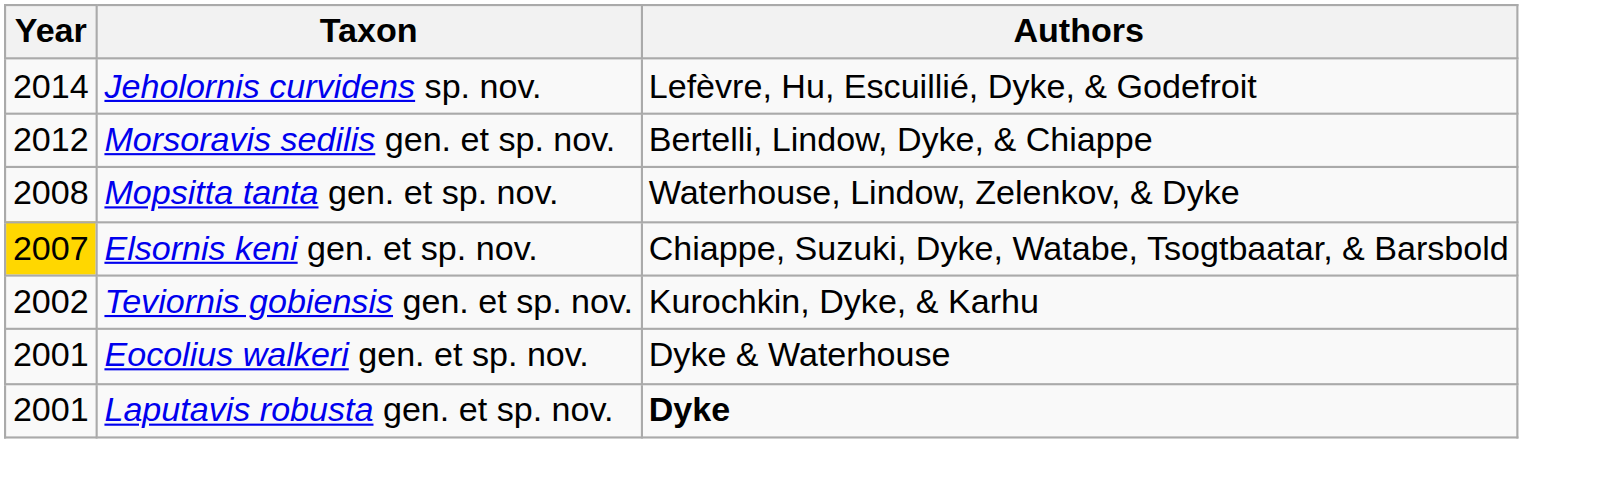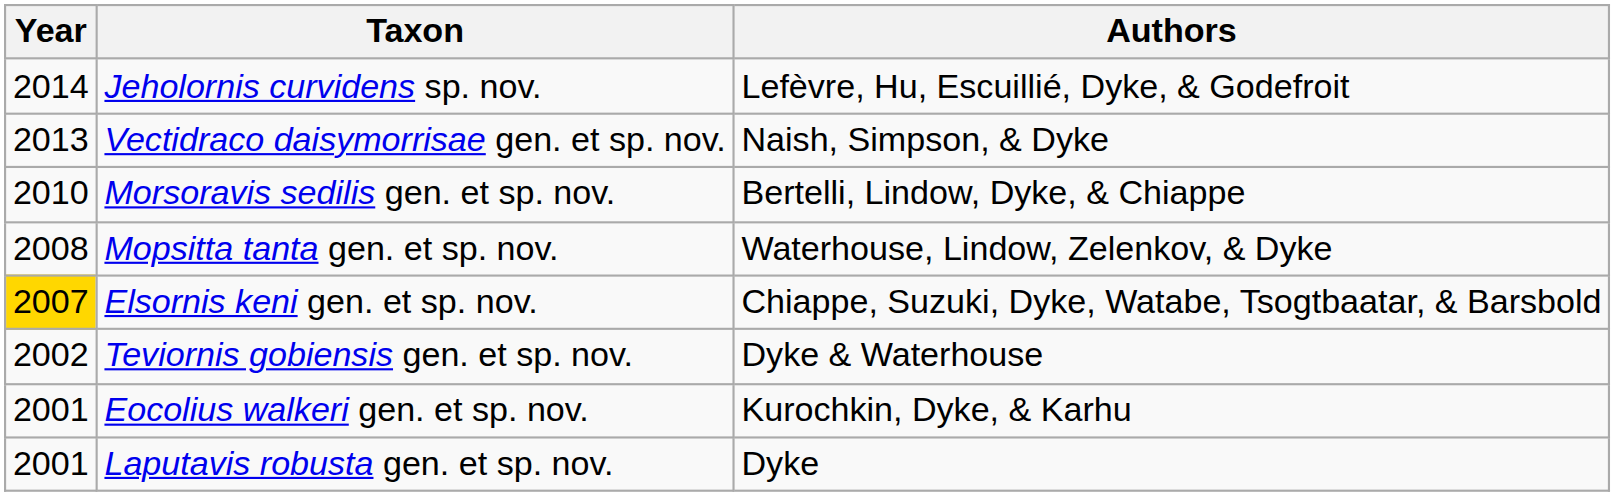+ row: (415, 139)
(51, 139) 2012 -> (51, 193) 2010
(844, 301) Kurochkin, Dyke, & Karhu -> (892, 355) Dyke & Waterhouse
(800, 355) Dyke & Waterhouse -> (937, 409) Kurochkin, Dyke, & Karhu
(689, 409) bold -> (780, 463) normal
